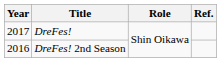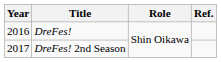(18, 31) 2017 -> (18, 31) 2016
(18, 48) 2016 -> (18, 48) 2017
